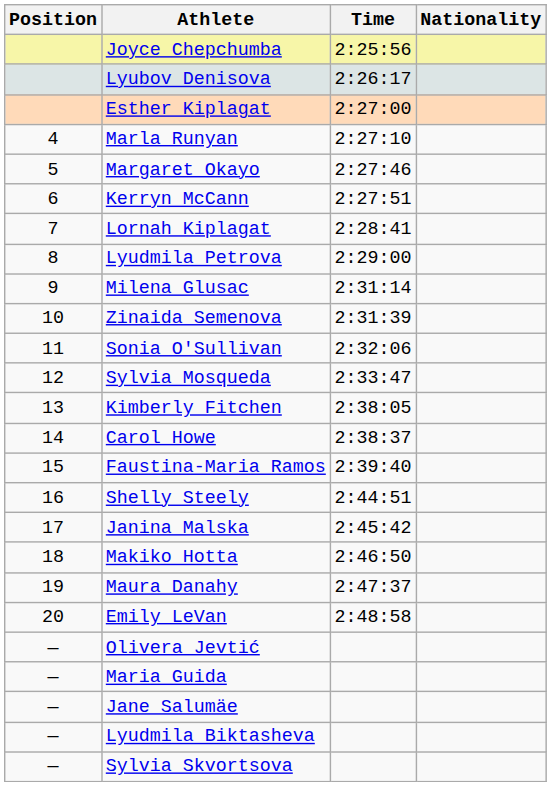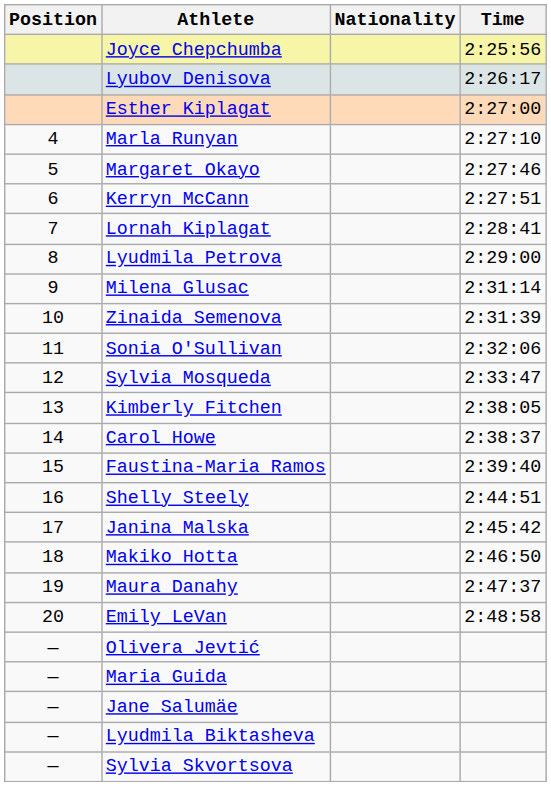columns swapped: (481, 20) <-> (373, 20)
